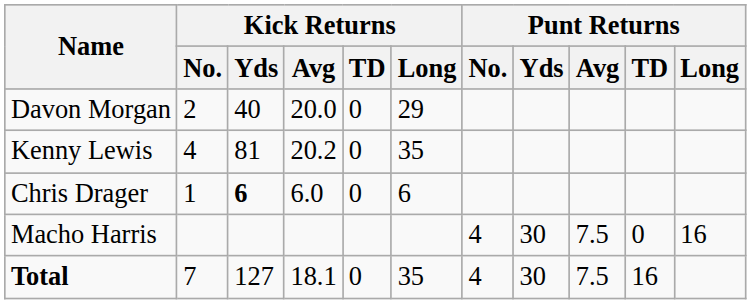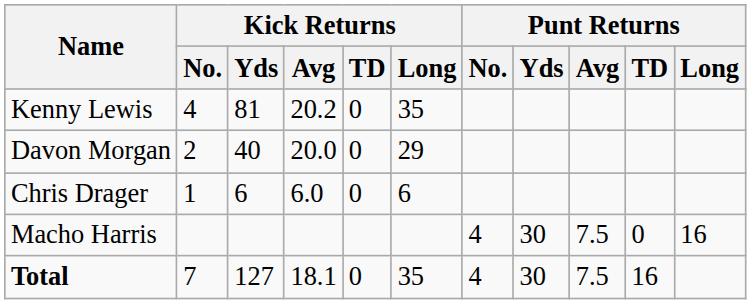rows swapped: (82, 151) <-> (91, 109)
(241, 192) bold -> (241, 192) normal
